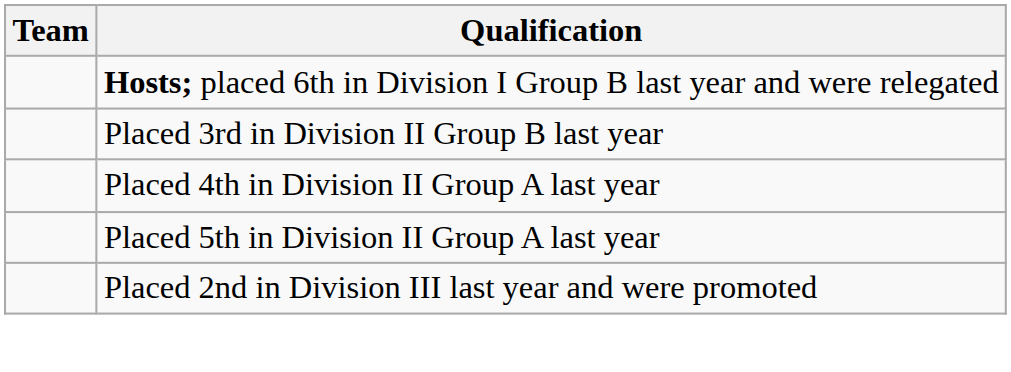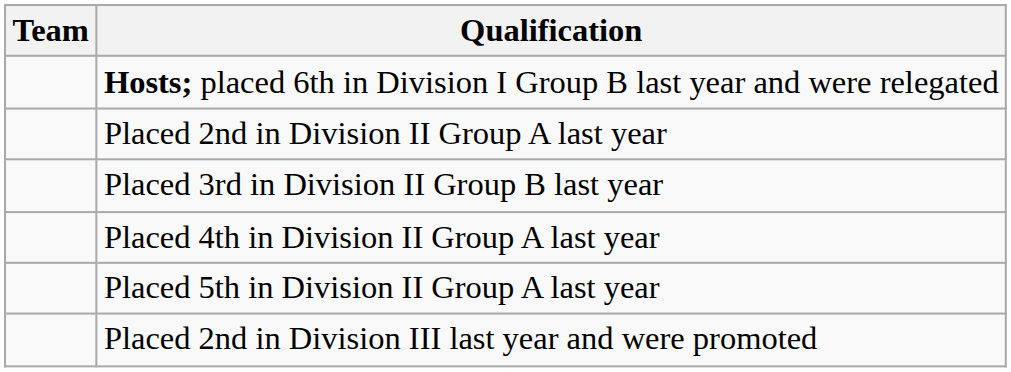+ row: (385, 133)
